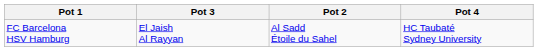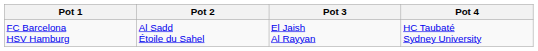columns swapped: (335, 12) <-> (203, 12)
